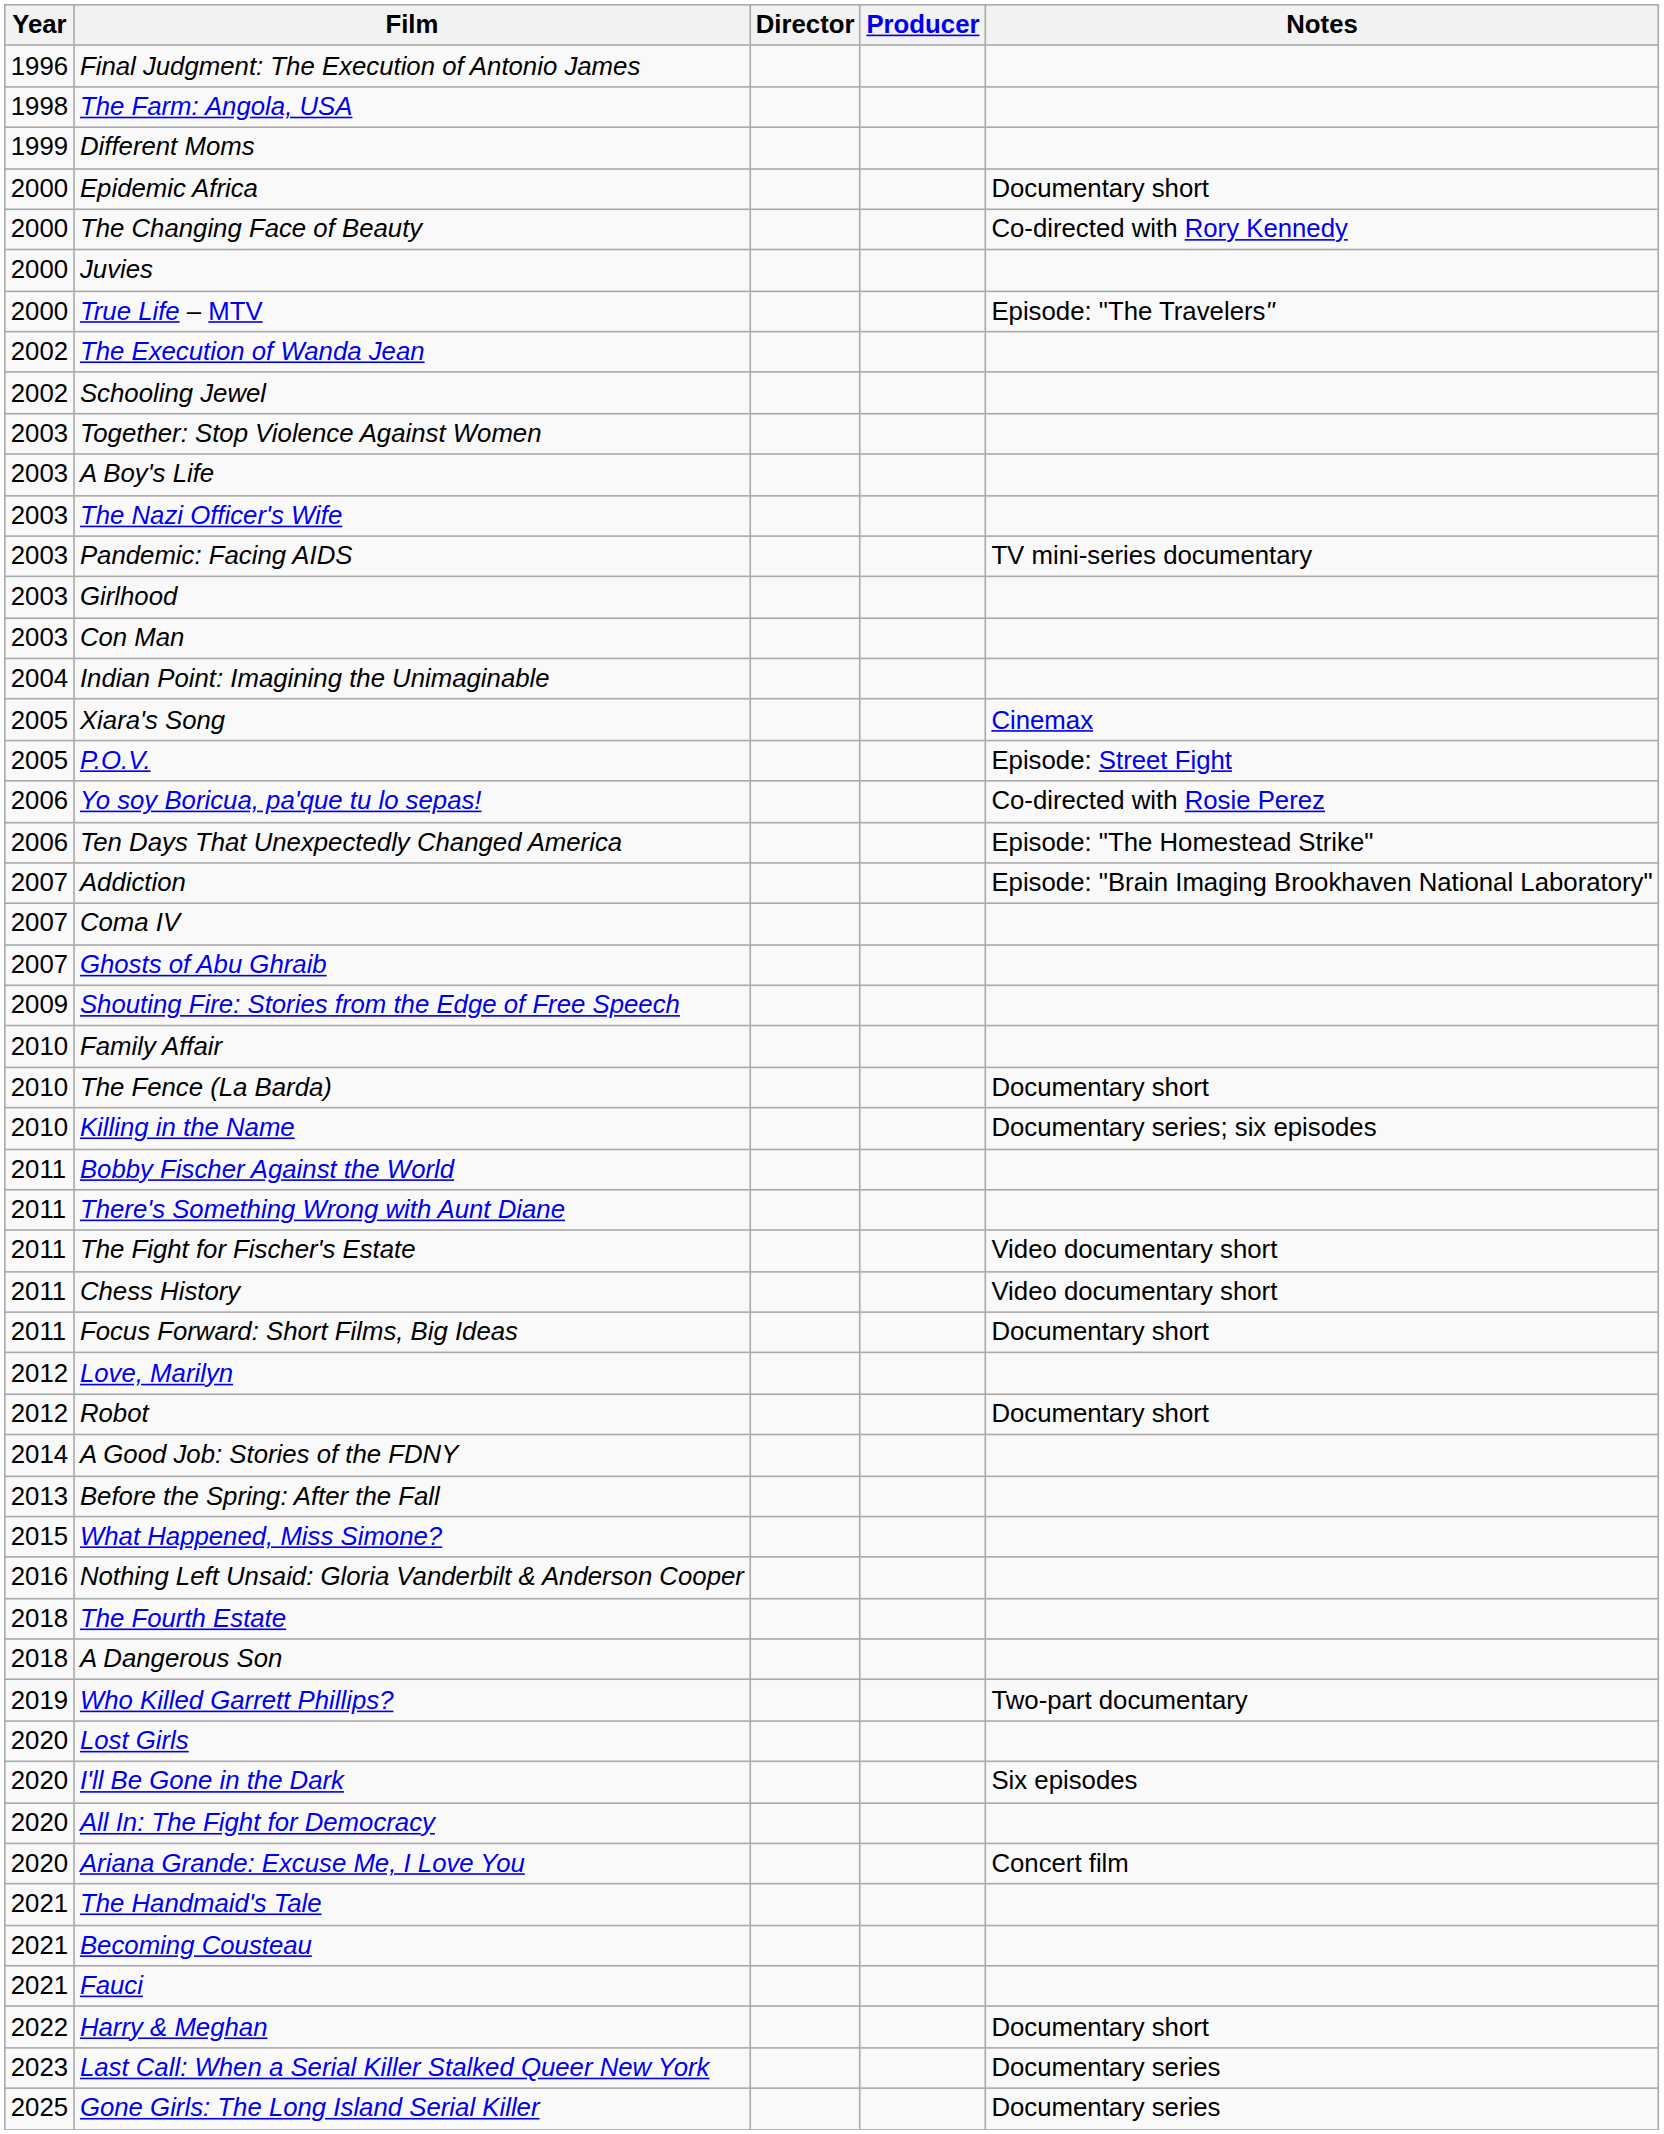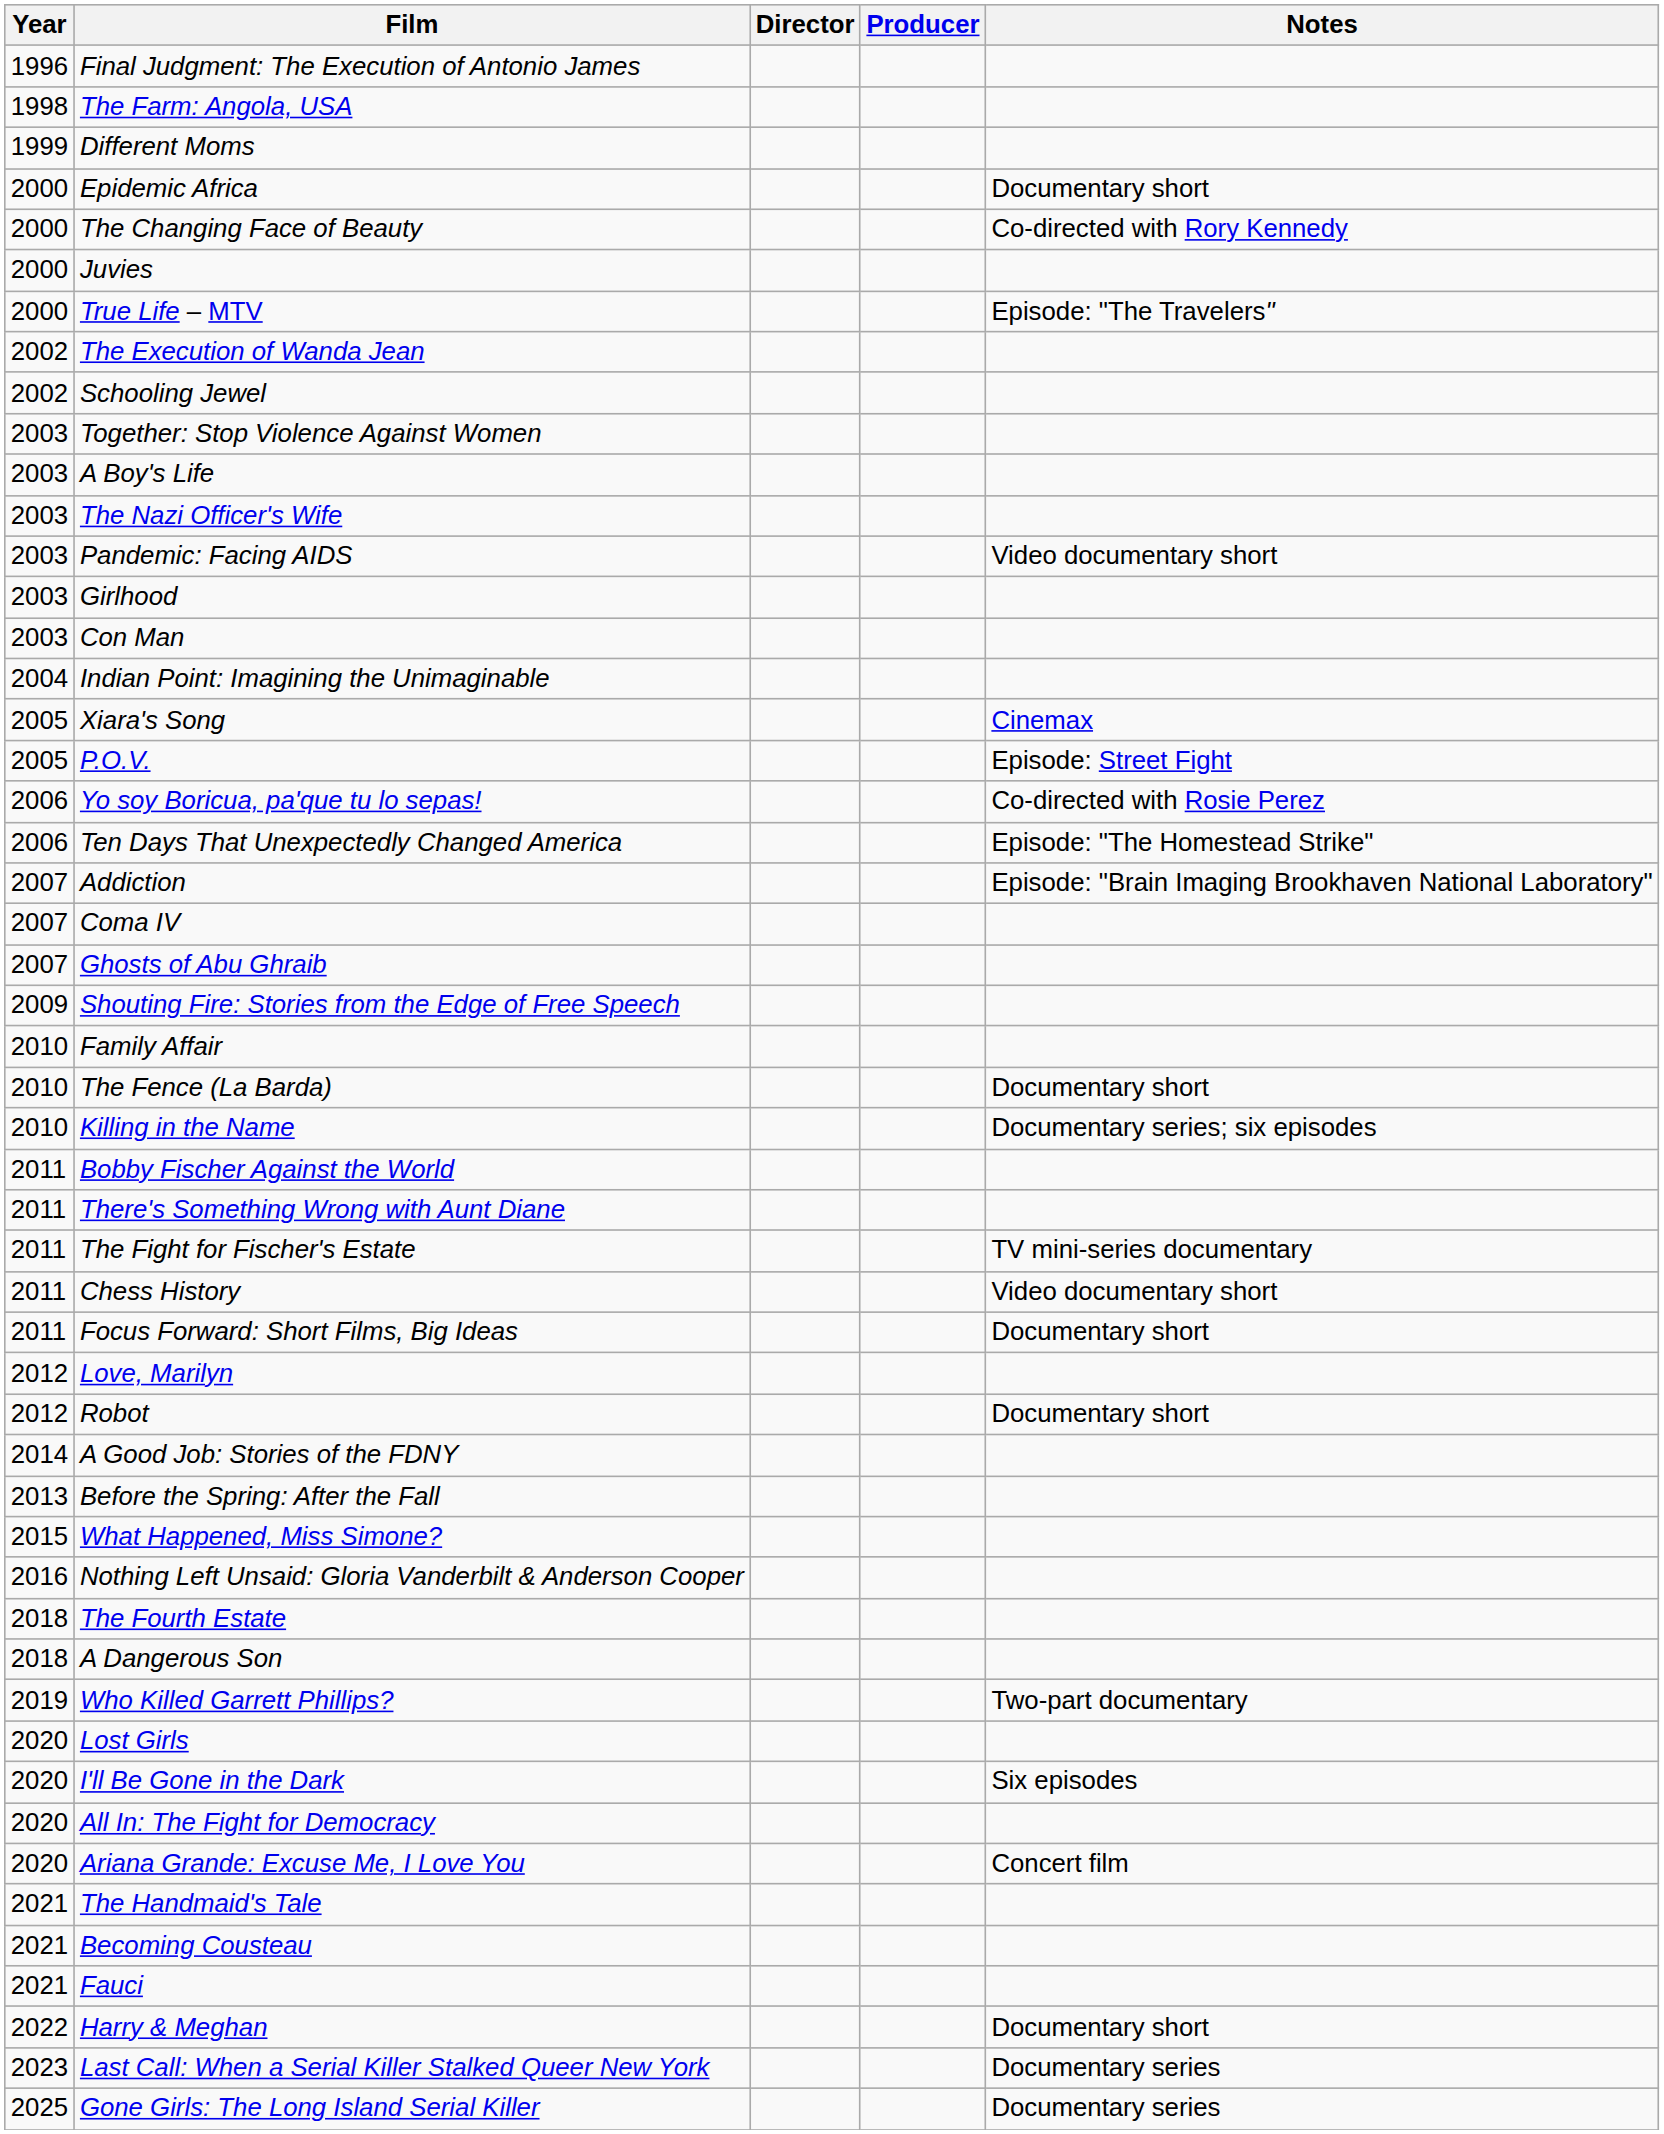(1152, 556) TV mini-series documentary -> (1134, 556) Video documentary short
(1134, 1250) Video documentary short -> (1152, 1250) TV mini-series documentary
